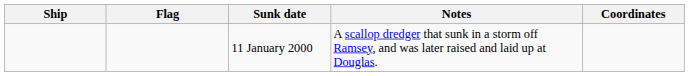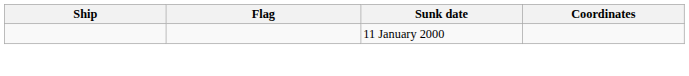- column: (457, 14)
